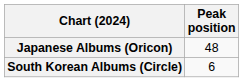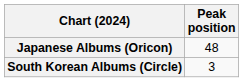(212, 67) 6 -> (212, 67) 3
